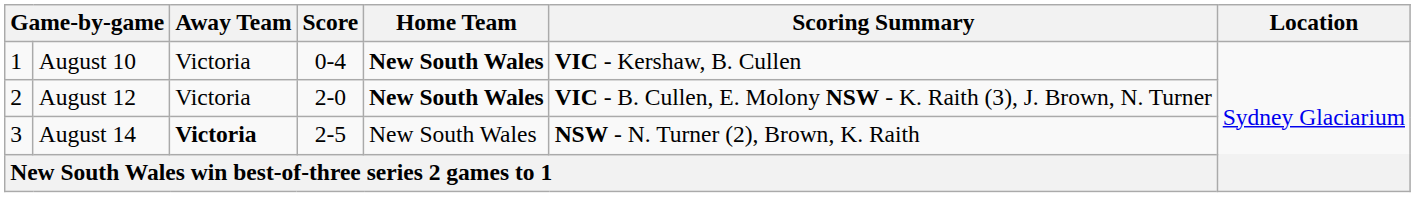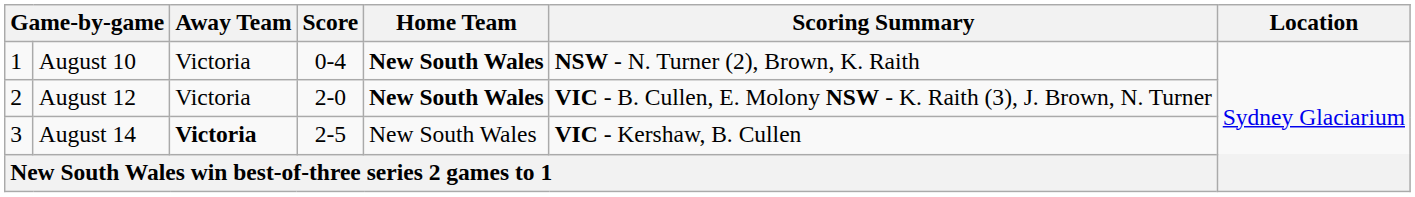(678, 60) VIC - Kershaw, B. Cullen -> (737, 60) NSW - N. Turner (2), Brown, K. Raith
(737, 135) NSW - N. Turner (2), Brown, K. Raith -> (678, 135) VIC - Kershaw, B. Cullen
